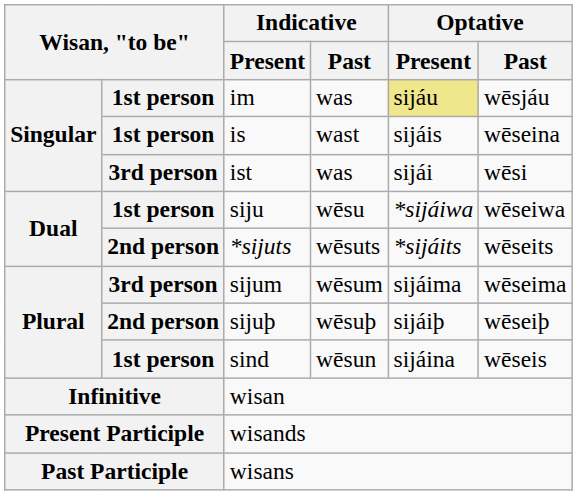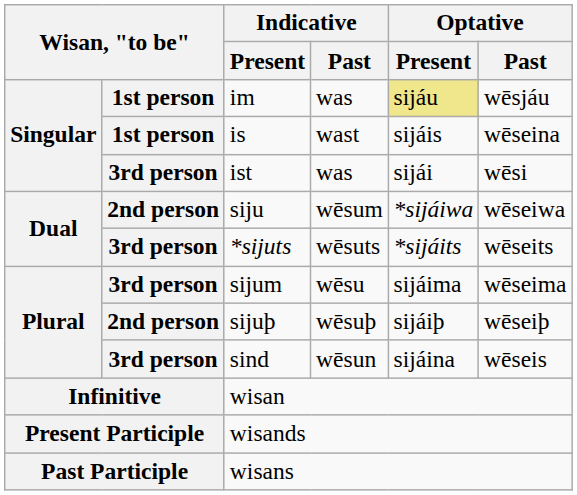(163, 209) 1st person -> (163, 209) 2nd person
(340, 209) wēsu -> (349, 209) wēsum
(163, 246) 2nd person -> (163, 246) 3rd person
(349, 284) wēsum -> (340, 284) wēsu
(163, 358) 1st person -> (163, 358) 3rd person
